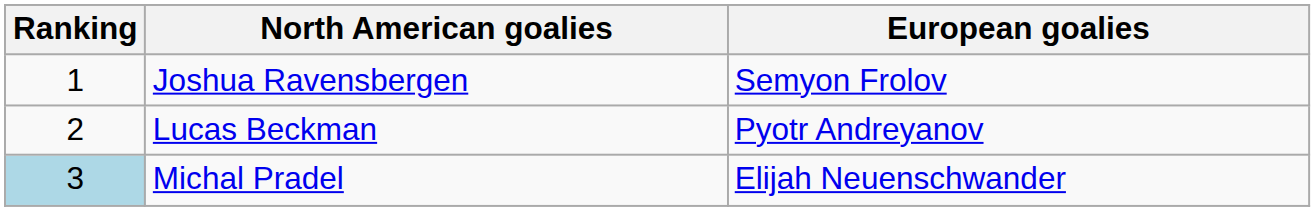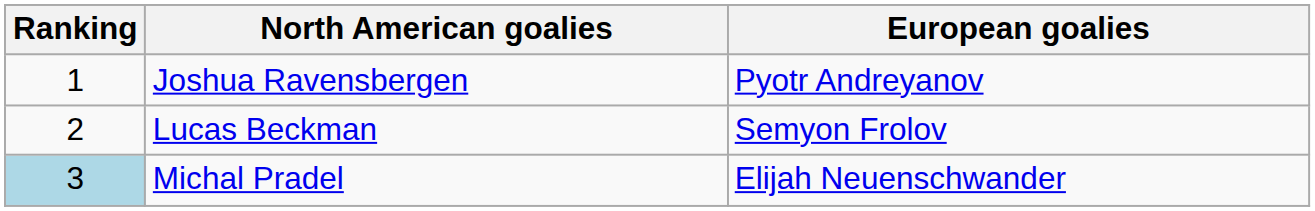(841, 79) Semyon Frolov -> (859, 79) Pyotr Andreyanov
(859, 129) Pyotr Andreyanov -> (841, 129) Semyon Frolov
